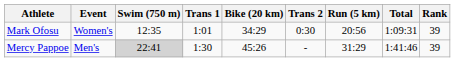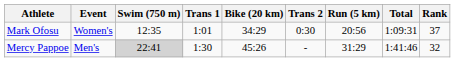(435, 31) 39 -> (435, 31) 37
(435, 48) 39 -> (435, 48) 32
